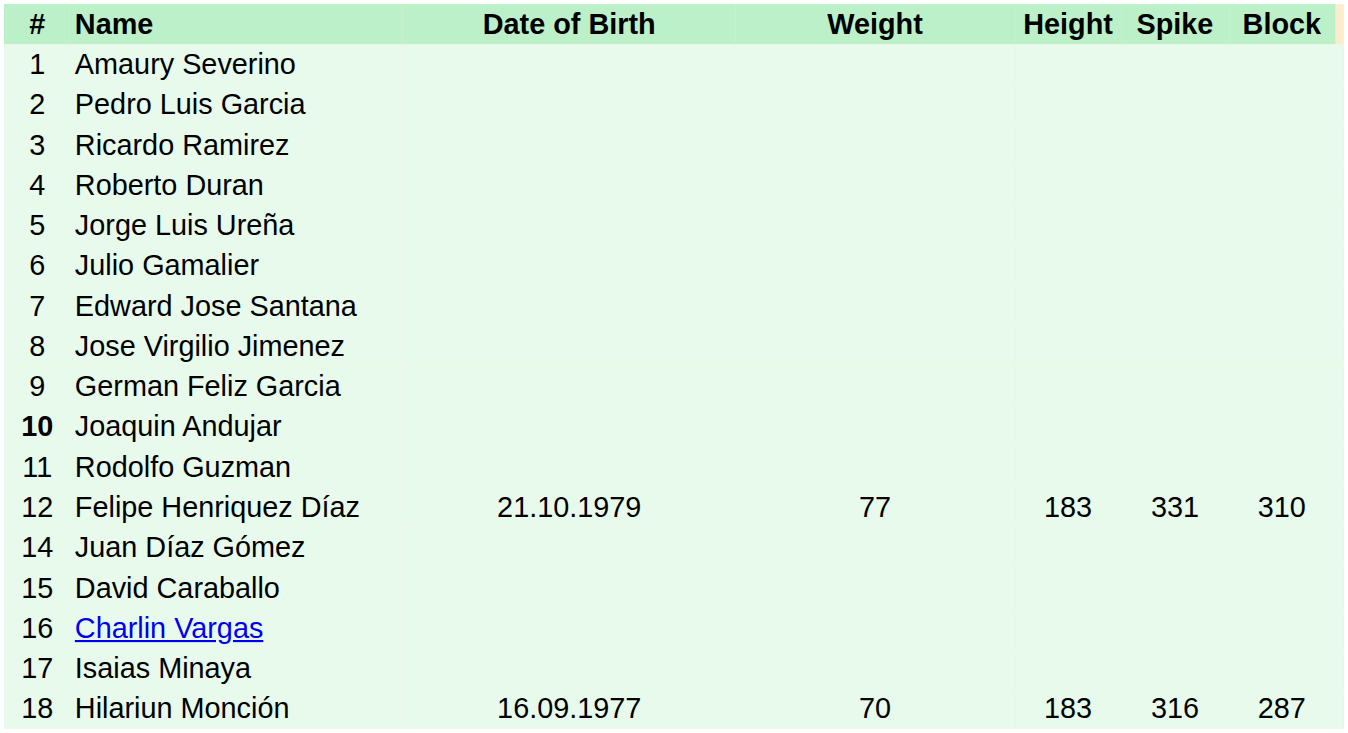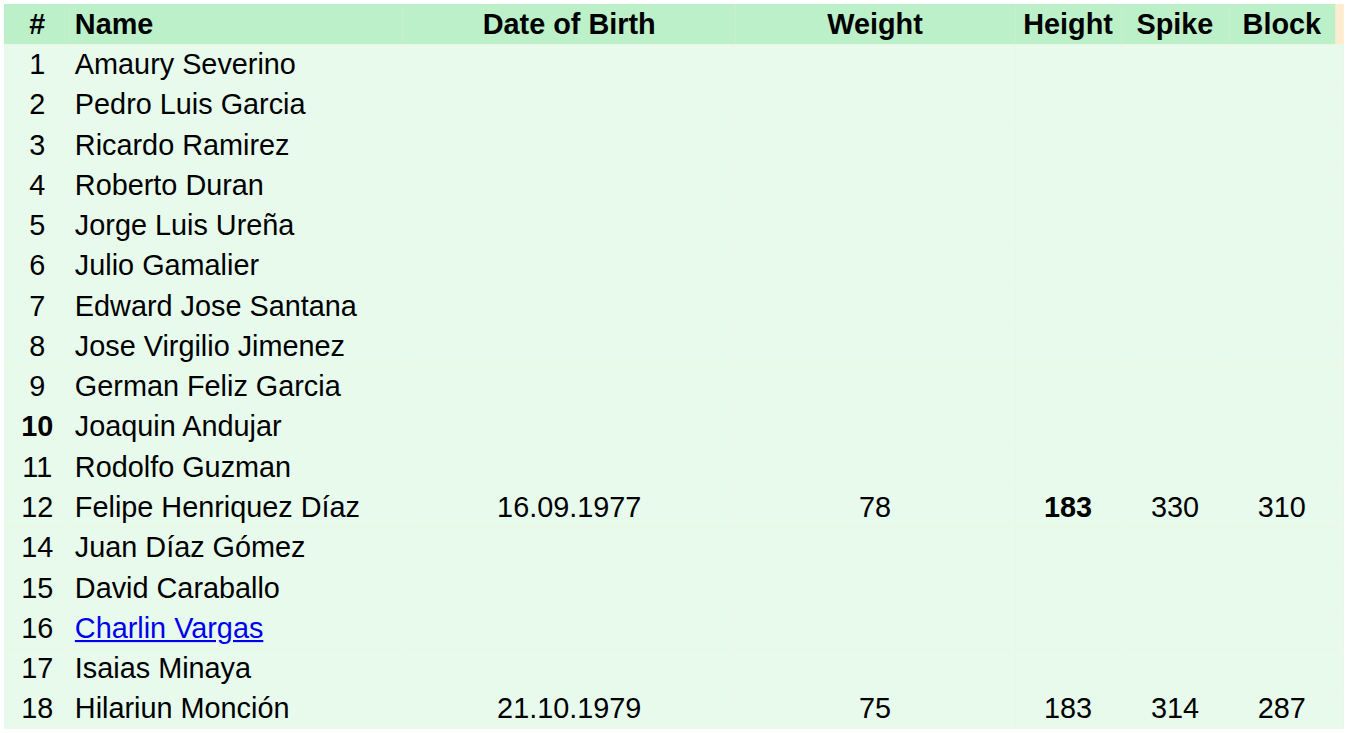(569, 507) 21.10.1979 -> (569, 507) 16.09.1977
(875, 507) 77 -> (875, 507) 78
(1068, 507) normal -> (1068, 507) bold
(1175, 507) 331 -> (1175, 507) 330
(569, 709) 16.09.1977 -> (569, 709) 21.10.1979
(875, 709) 70 -> (875, 709) 75
(1175, 709) 316 -> (1175, 709) 314
